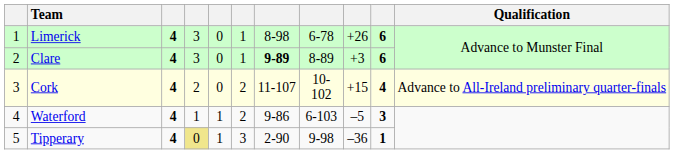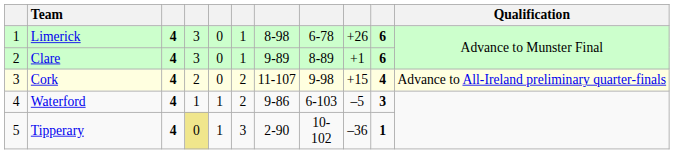(277, 58) bold -> (277, 58) normal
(357, 58) +3 -> (357, 58) +1
(321, 87) 10-102 -> (321, 79) 9-98
(321, 138) 9-98 -> (321, 130) 10-102
